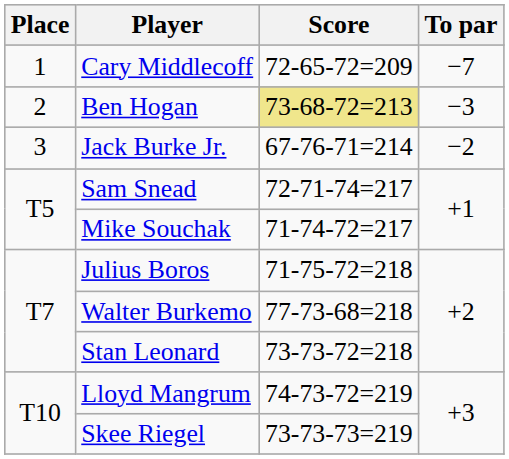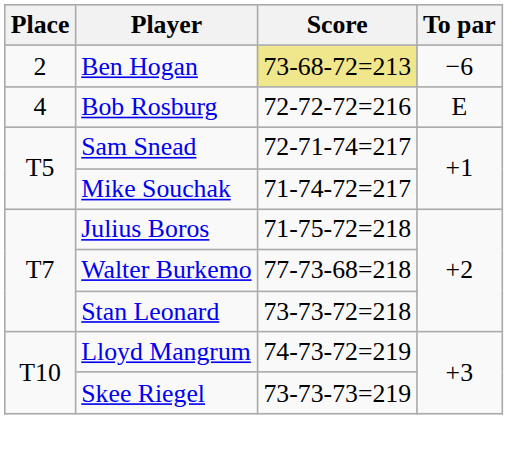- row: (167, 65)
(461, 106) −3 -> (459, 65) −6
- row: (154, 147)
+ row: (149, 106)
